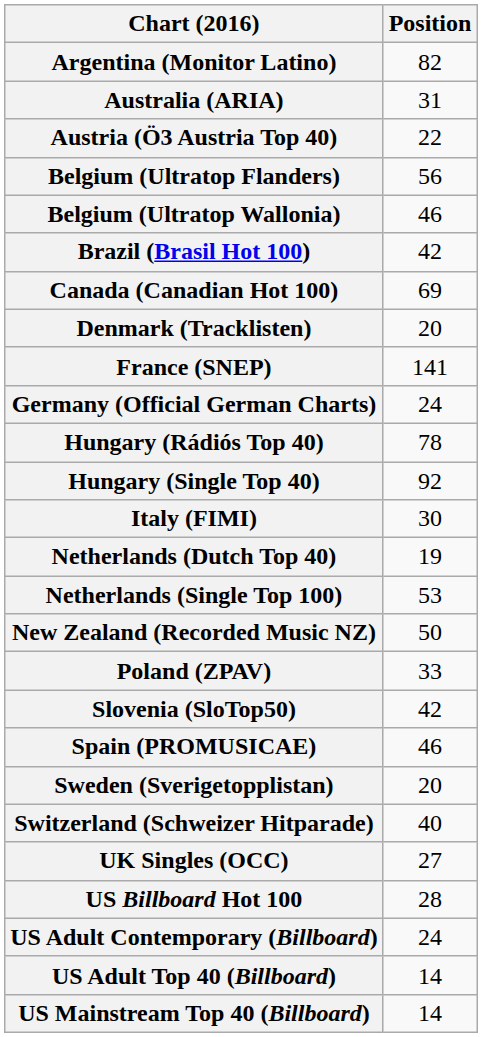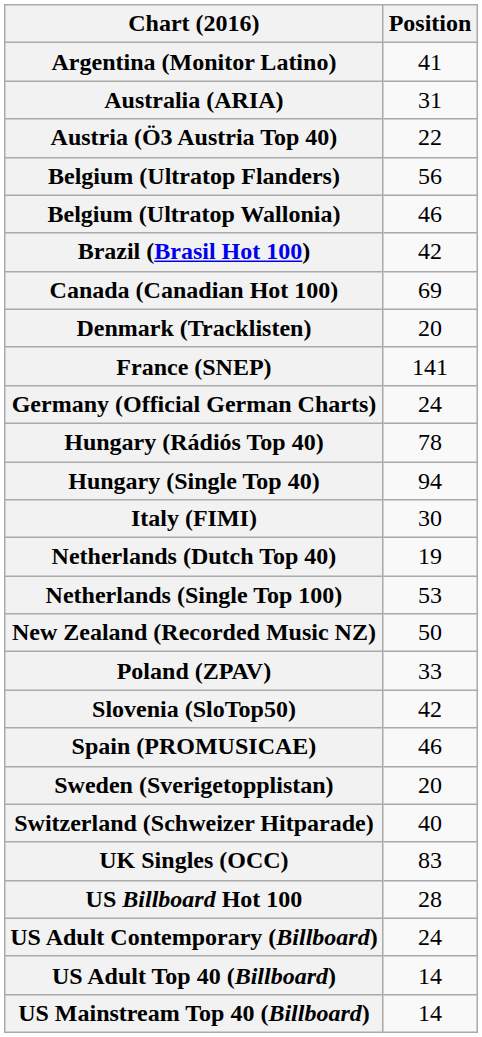(430, 61) 82 -> (430, 61) 41
(430, 480) 92 -> (430, 480) 94
(430, 860) 27 -> (430, 860) 83
